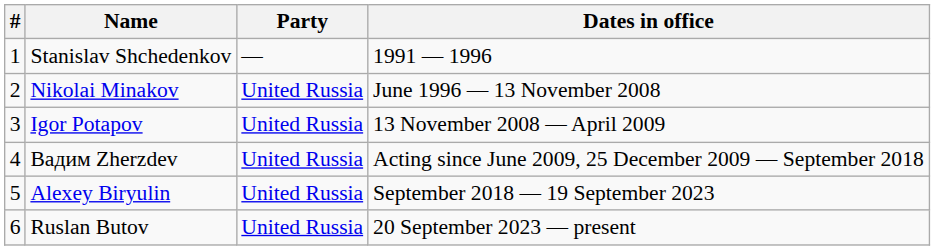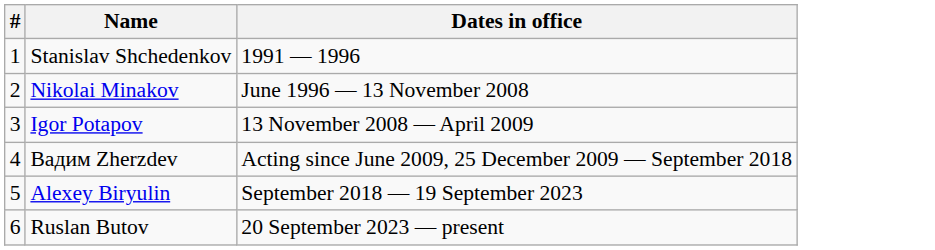- column: (302, 21)
